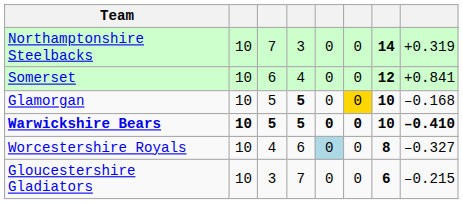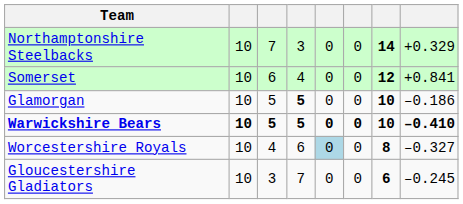(429, 47) +0.319 -> (429, 47) +0.329
(358, 102) gold background -> (358, 102) no background
(429, 102) –0.168 -> (429, 102) –0.186
(429, 179) –0.215 -> (429, 179) –0.245
